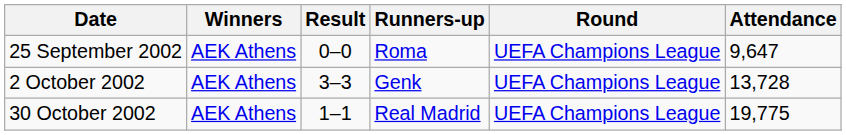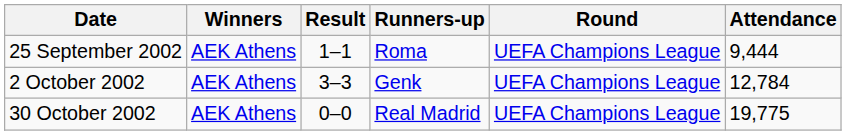(335, 51) 0–0 -> (335, 51) 1–1
(754, 51) 9,647 -> (754, 51) 9,444
(760, 82) 13,728 -> (760, 82) 12,784
(335, 113) 1–1 -> (335, 113) 0–0
